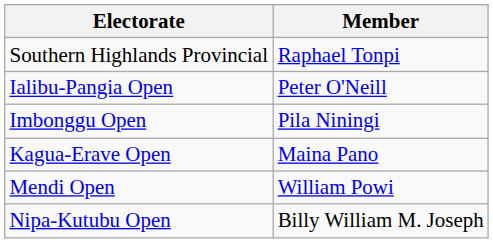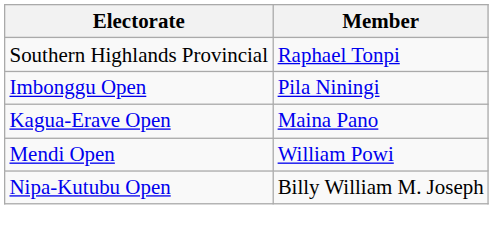- row: (91, 87)
